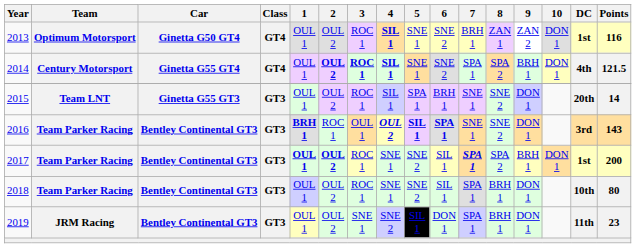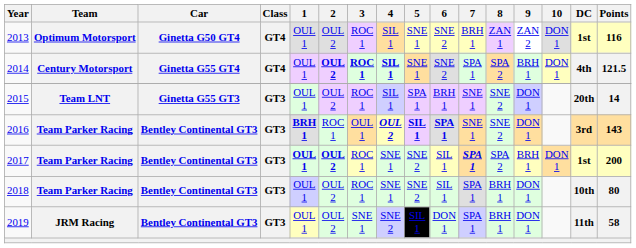(390, 37) bold -> (390, 37) normal
(614, 221) 23 -> (614, 221) 58
